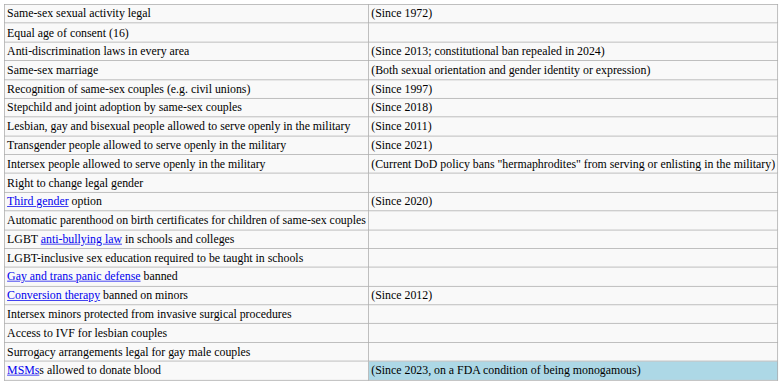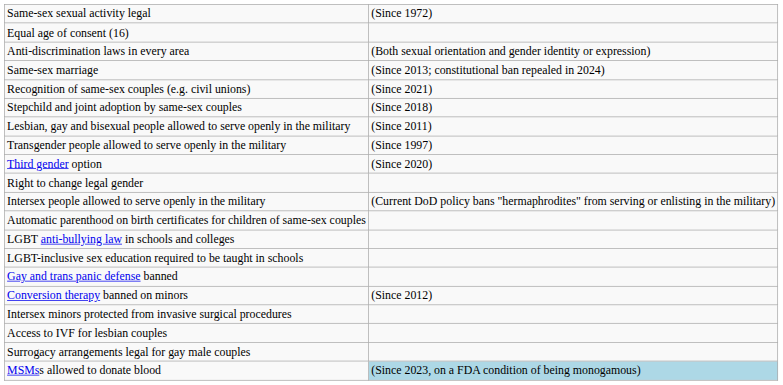(488, 51) (Since 2013; constitutional ban repealed in 2024) -> (511, 51) (Both sexual orientation and gender identity or expression)
(511, 70) (Both sexual orientation and gender identity or expression) -> (488, 70) (Since 2013; constitutional ban repealed in 2024)
(402, 88) (Since 1997) -> (402, 88) (Since 2021)
(402, 145) (Since 2021) -> (402, 145) (Since 1997)
rows swapped: (136, 164) <-> (54, 201)
